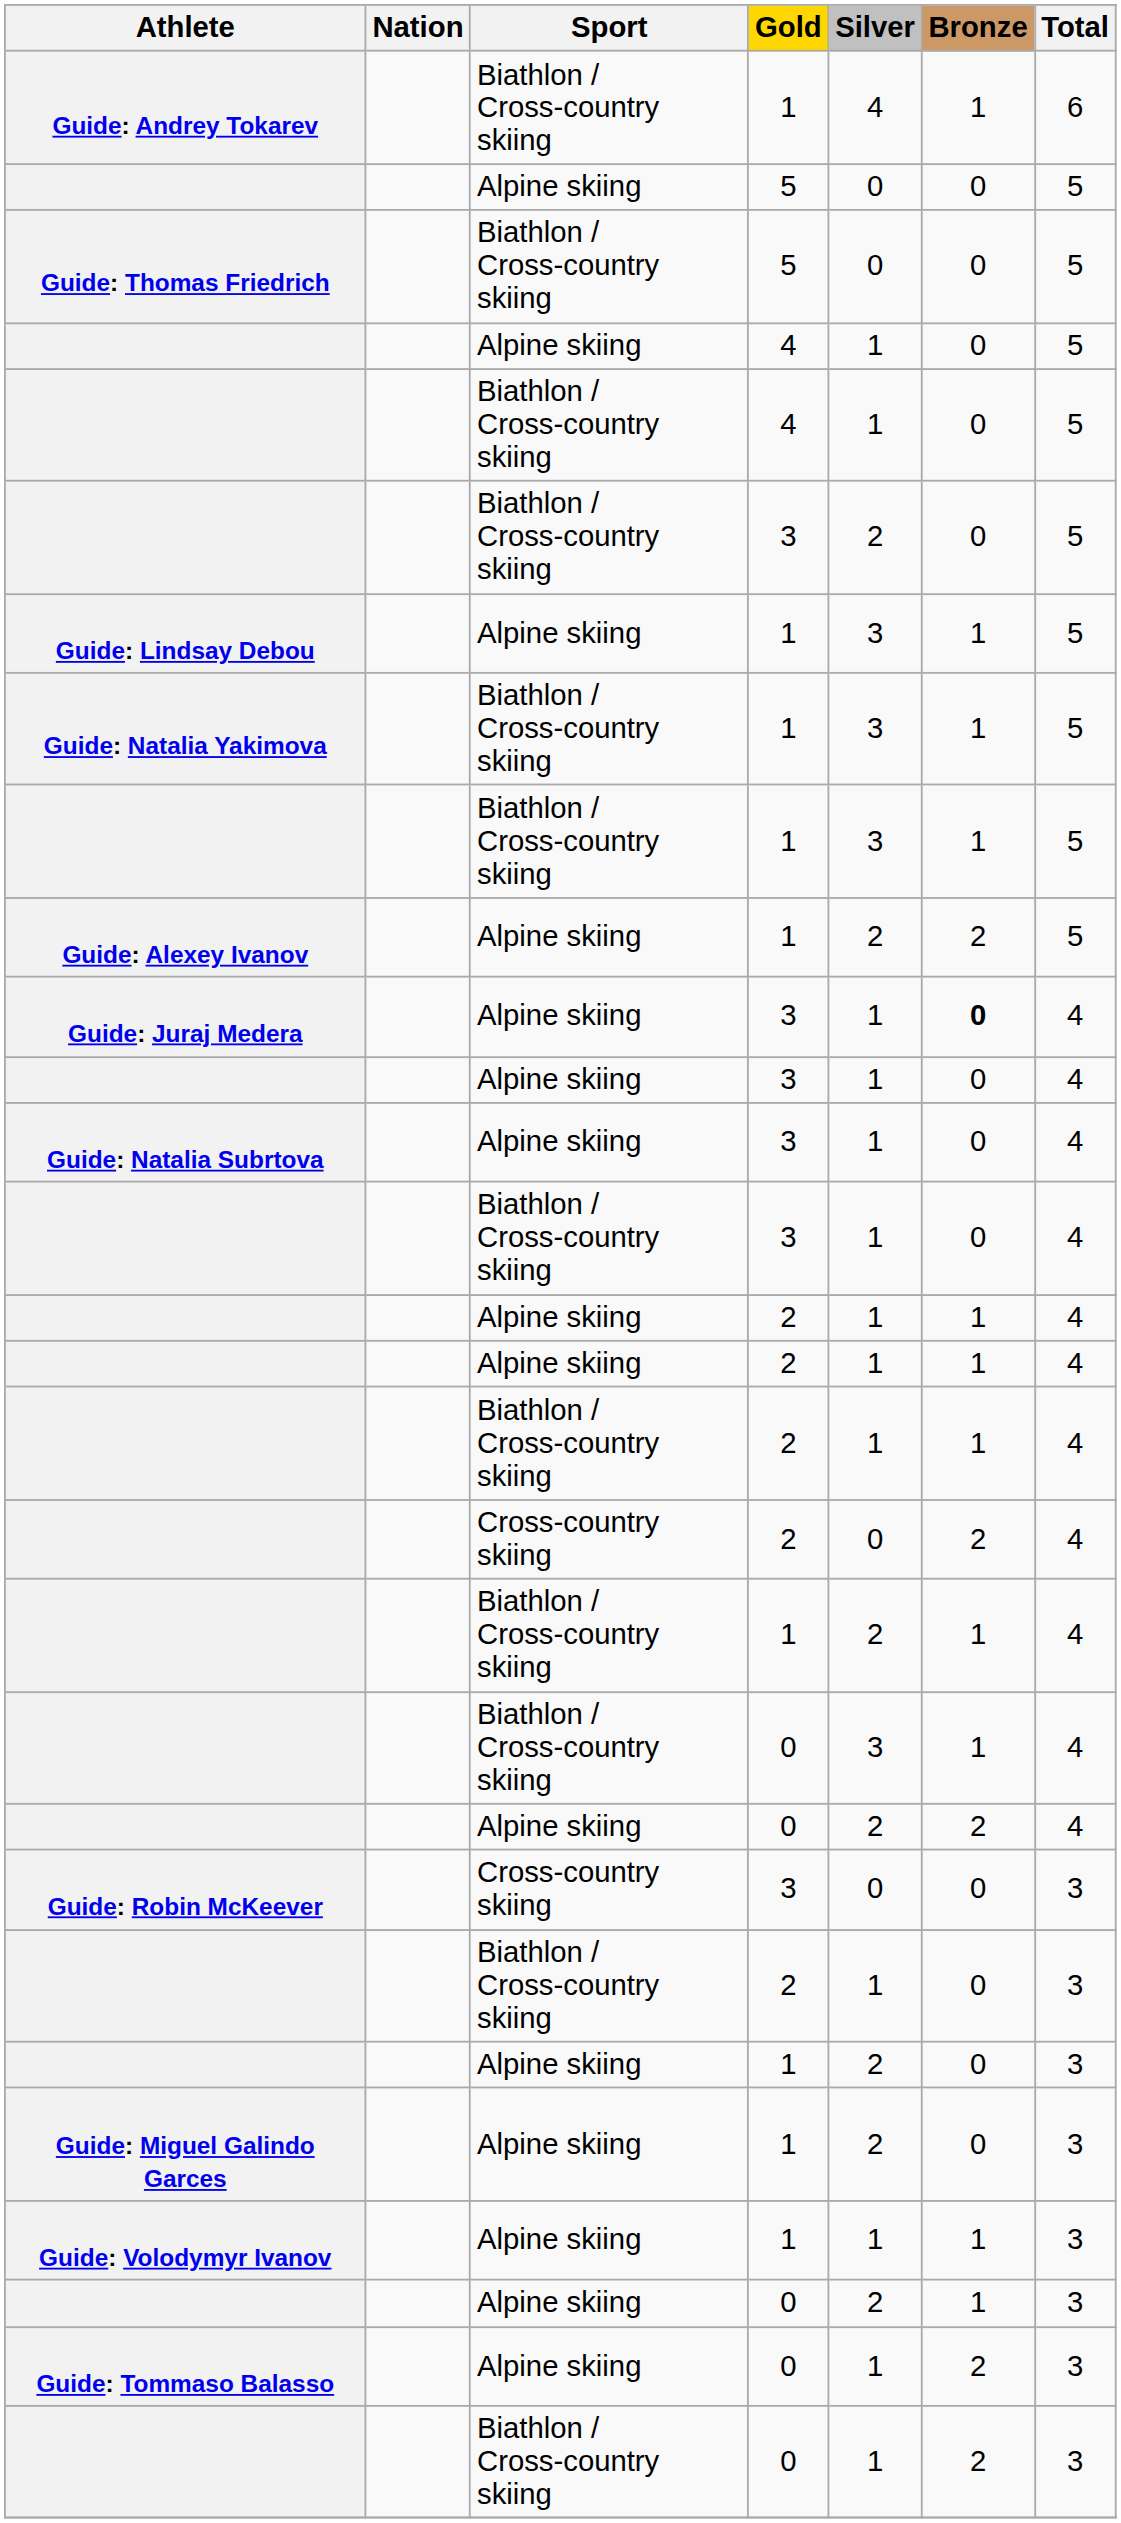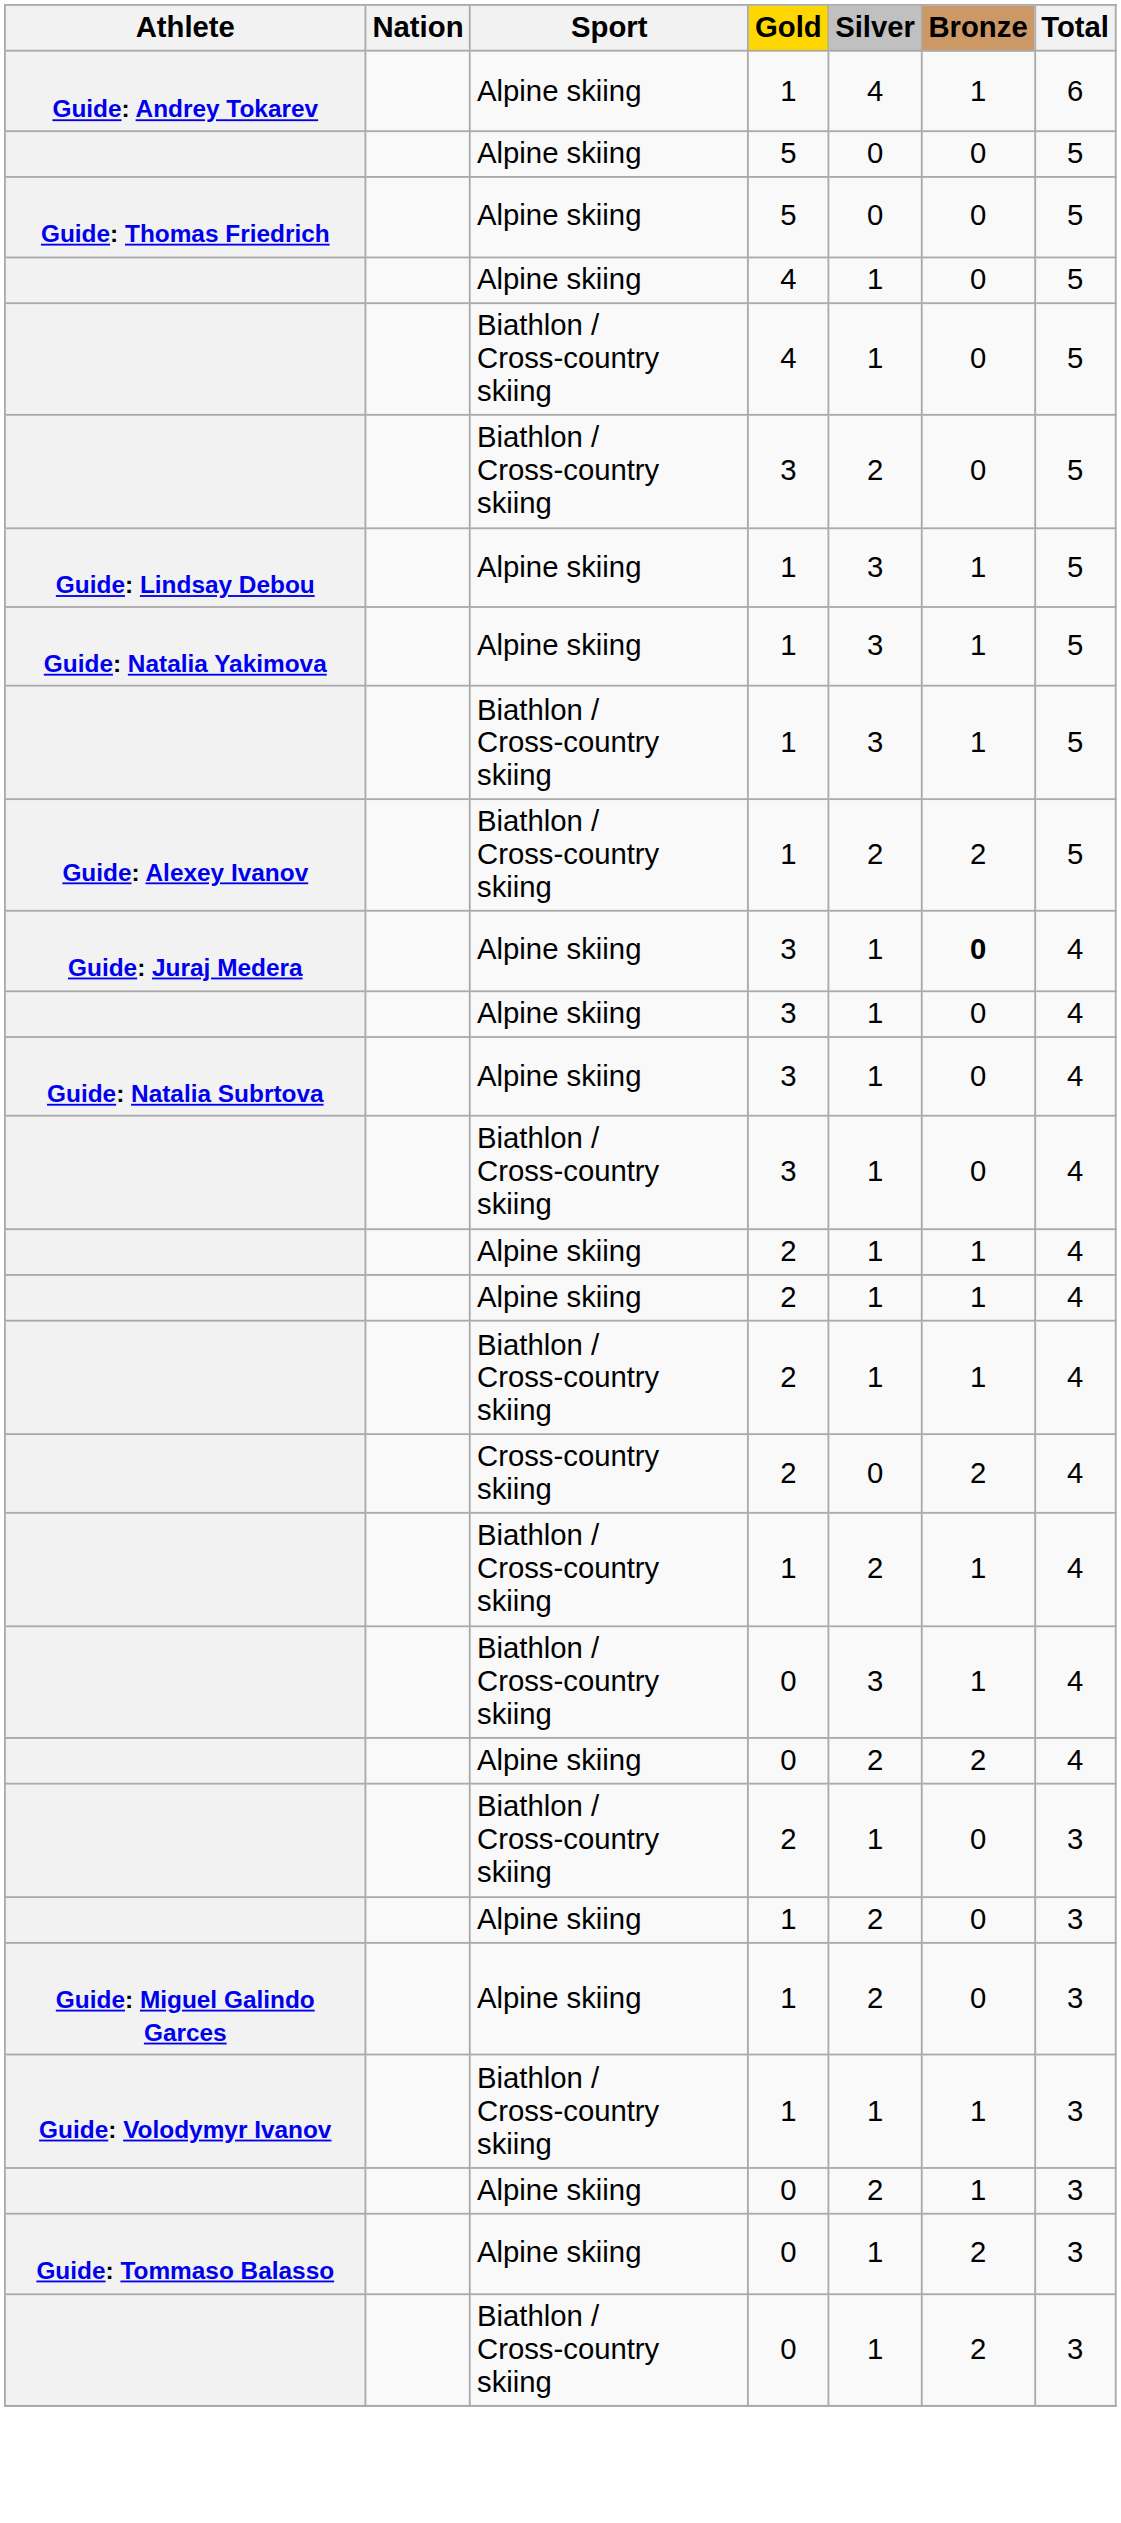(568, 107) Biathlon / Cross-country skiing -> (559, 90) Alpine skiing
(568, 265) Biathlon / Cross-country skiing -> (559, 216) Alpine skiing
(568, 728) Biathlon / Cross-country skiing -> (559, 646) Alpine skiing
(559, 936) Alpine skiing -> (568, 854) Biathlon / Cross-country skiing
- row: (185, 1907)
(559, 2239) Alpine skiing -> (568, 2110) Biathlon / Cross-country skiing
